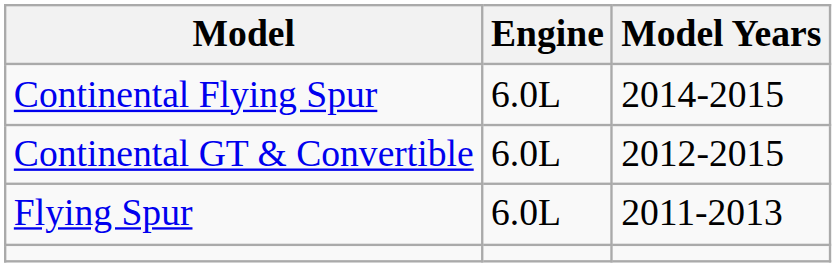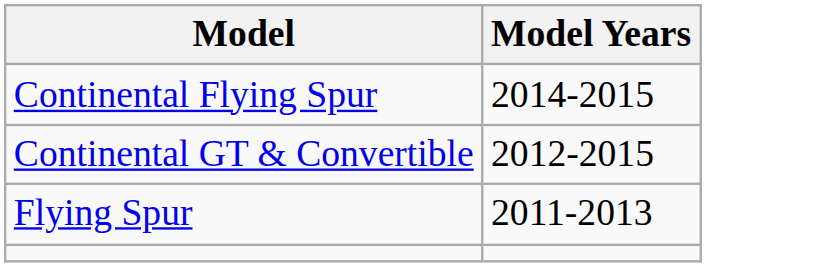- column: (547, 34)
